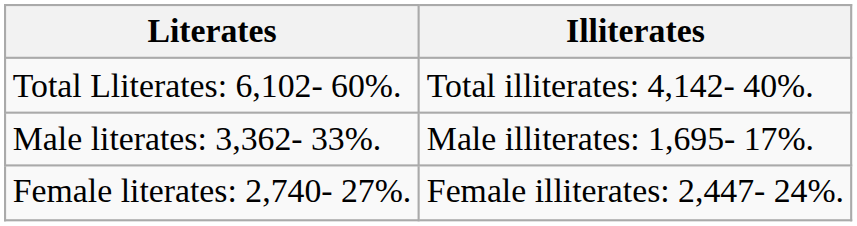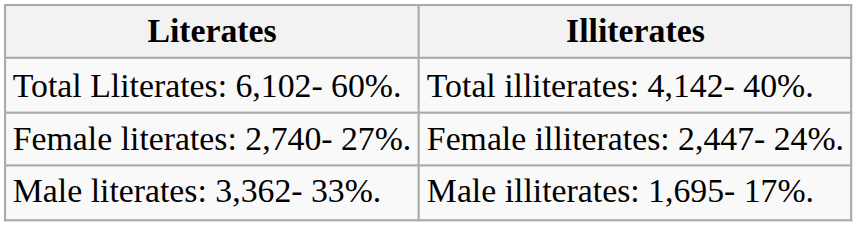rows swapped: (197, 138) <-> (212, 191)
